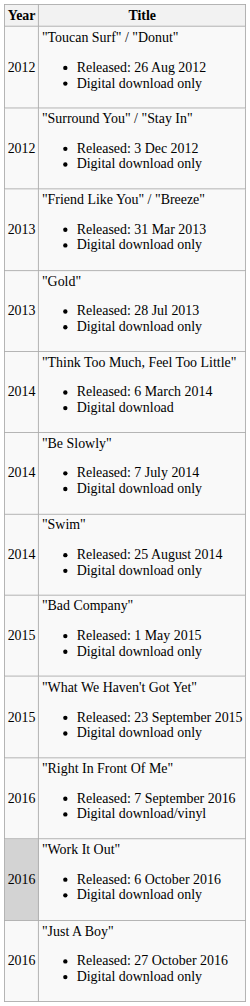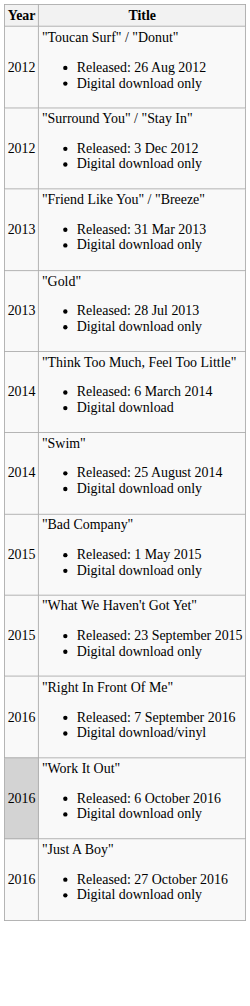- row: (142, 466)
